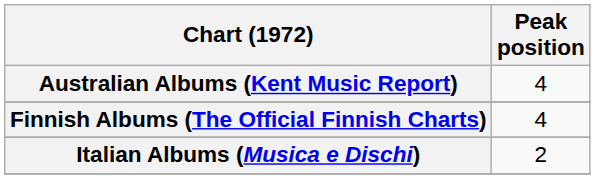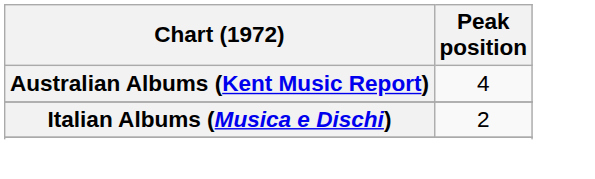- row: (248, 119)
